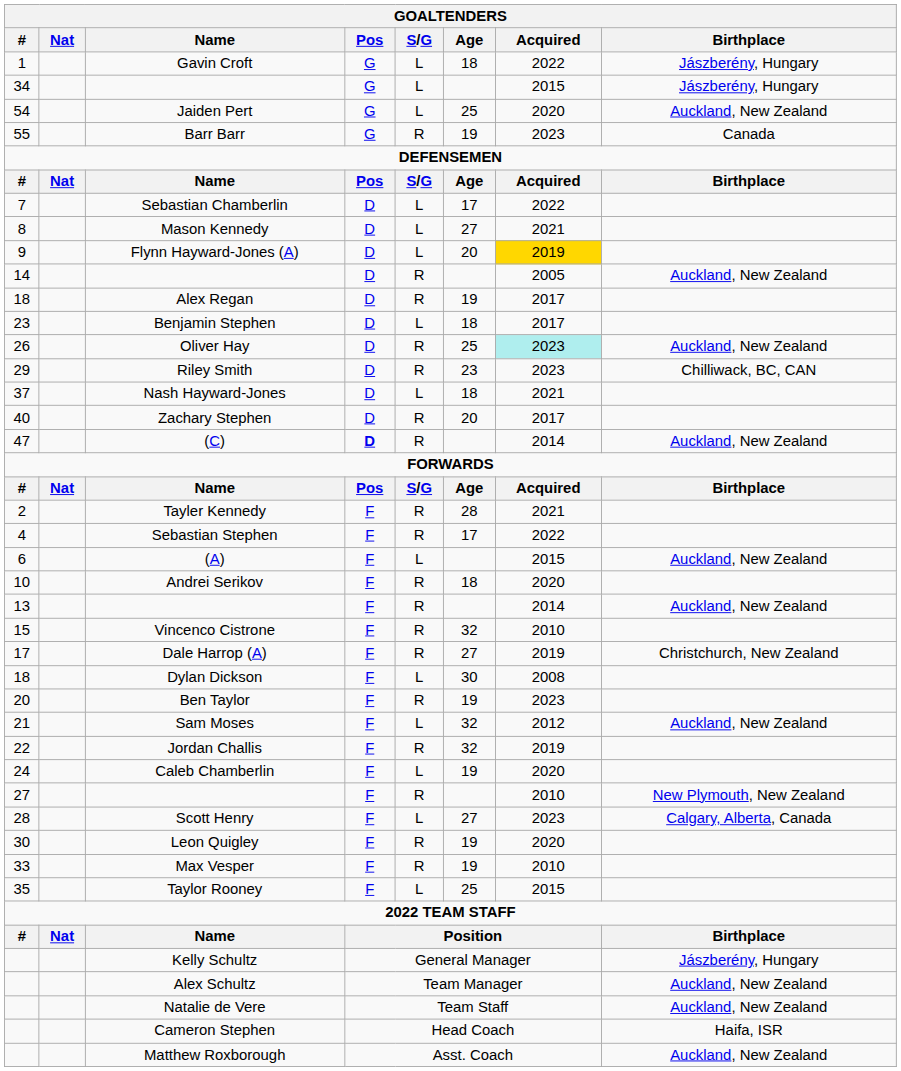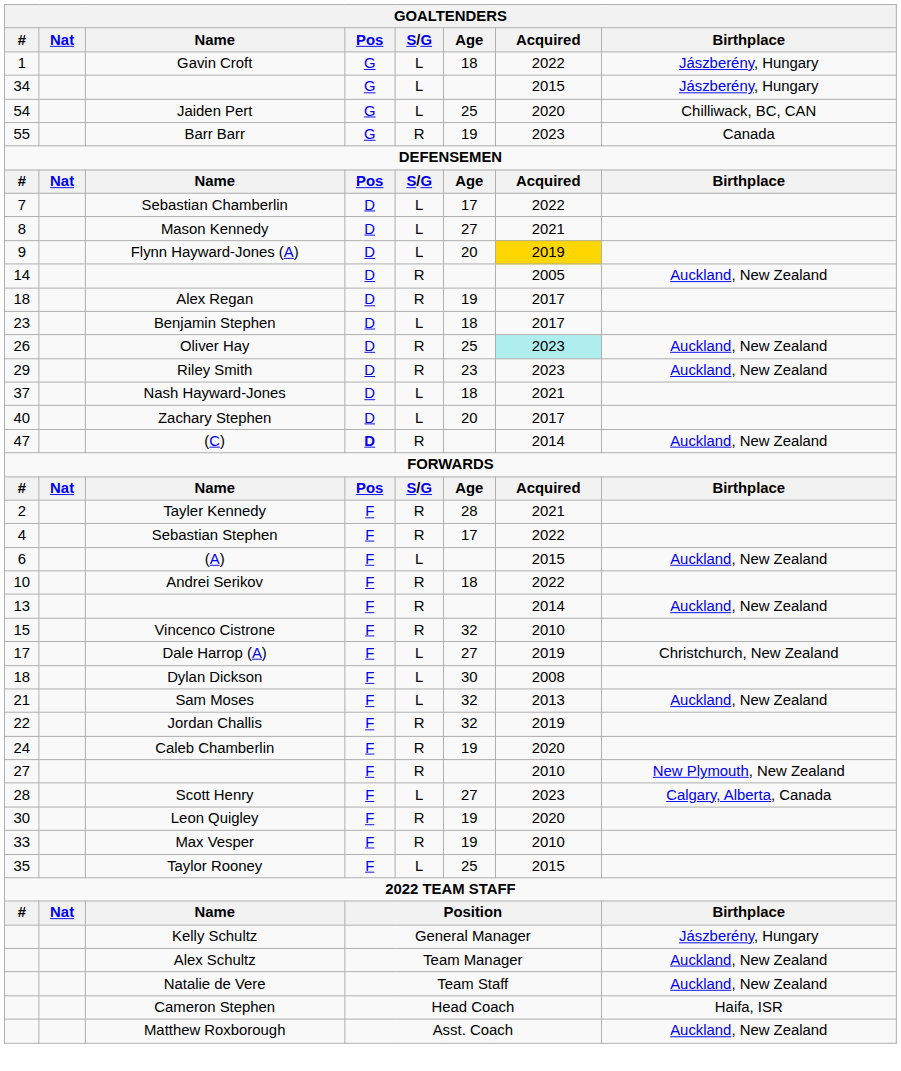(749, 110) Auckland, New Zealand -> (749, 110) Chilliwack, BC, CAN
(749, 370) Chilliwack, BC, CAN -> (749, 370) Auckland, New Zealand
(419, 417) R -> (419, 417) L
(548, 582) 2020 -> (548, 582) 2022
(419, 653) R -> (419, 653) L
- row: (22, 700)
(548, 724) 2012 -> (548, 700) 2013
(419, 771) L -> (419, 747) R
